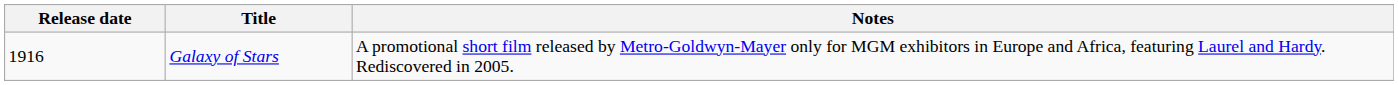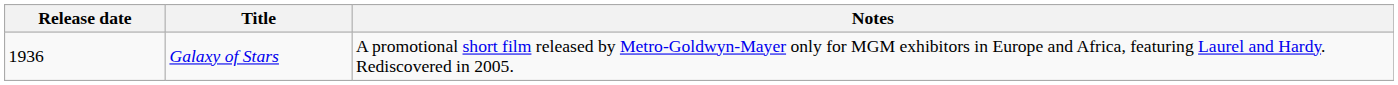(26, 56) 1916 -> (26, 56) 1936
